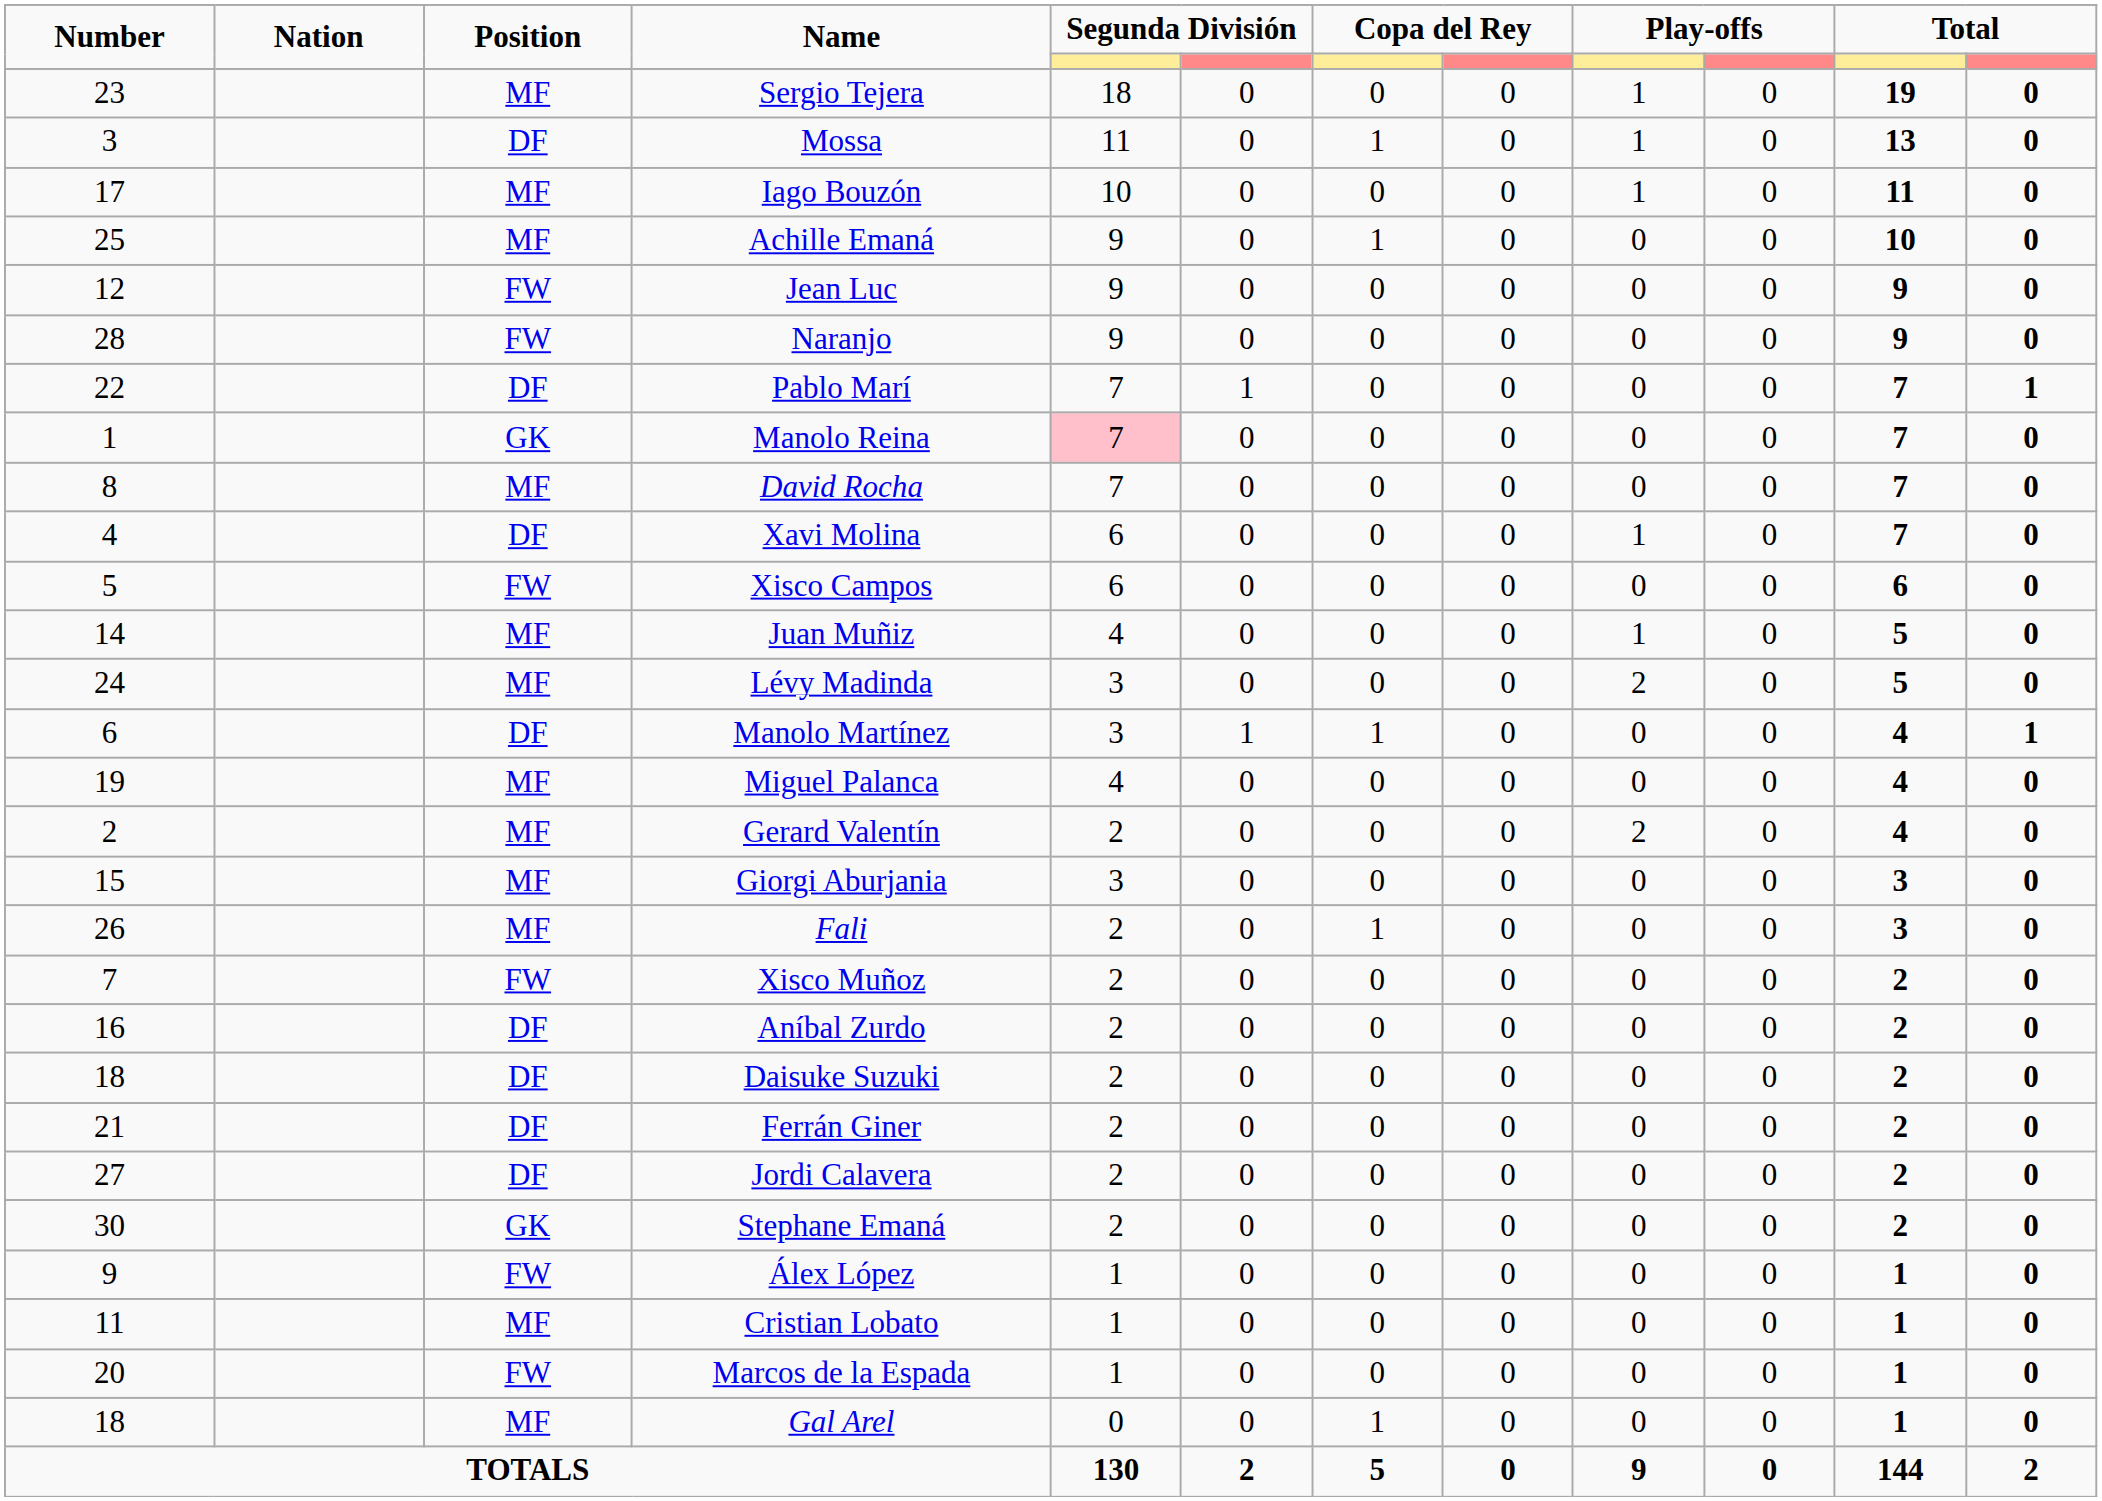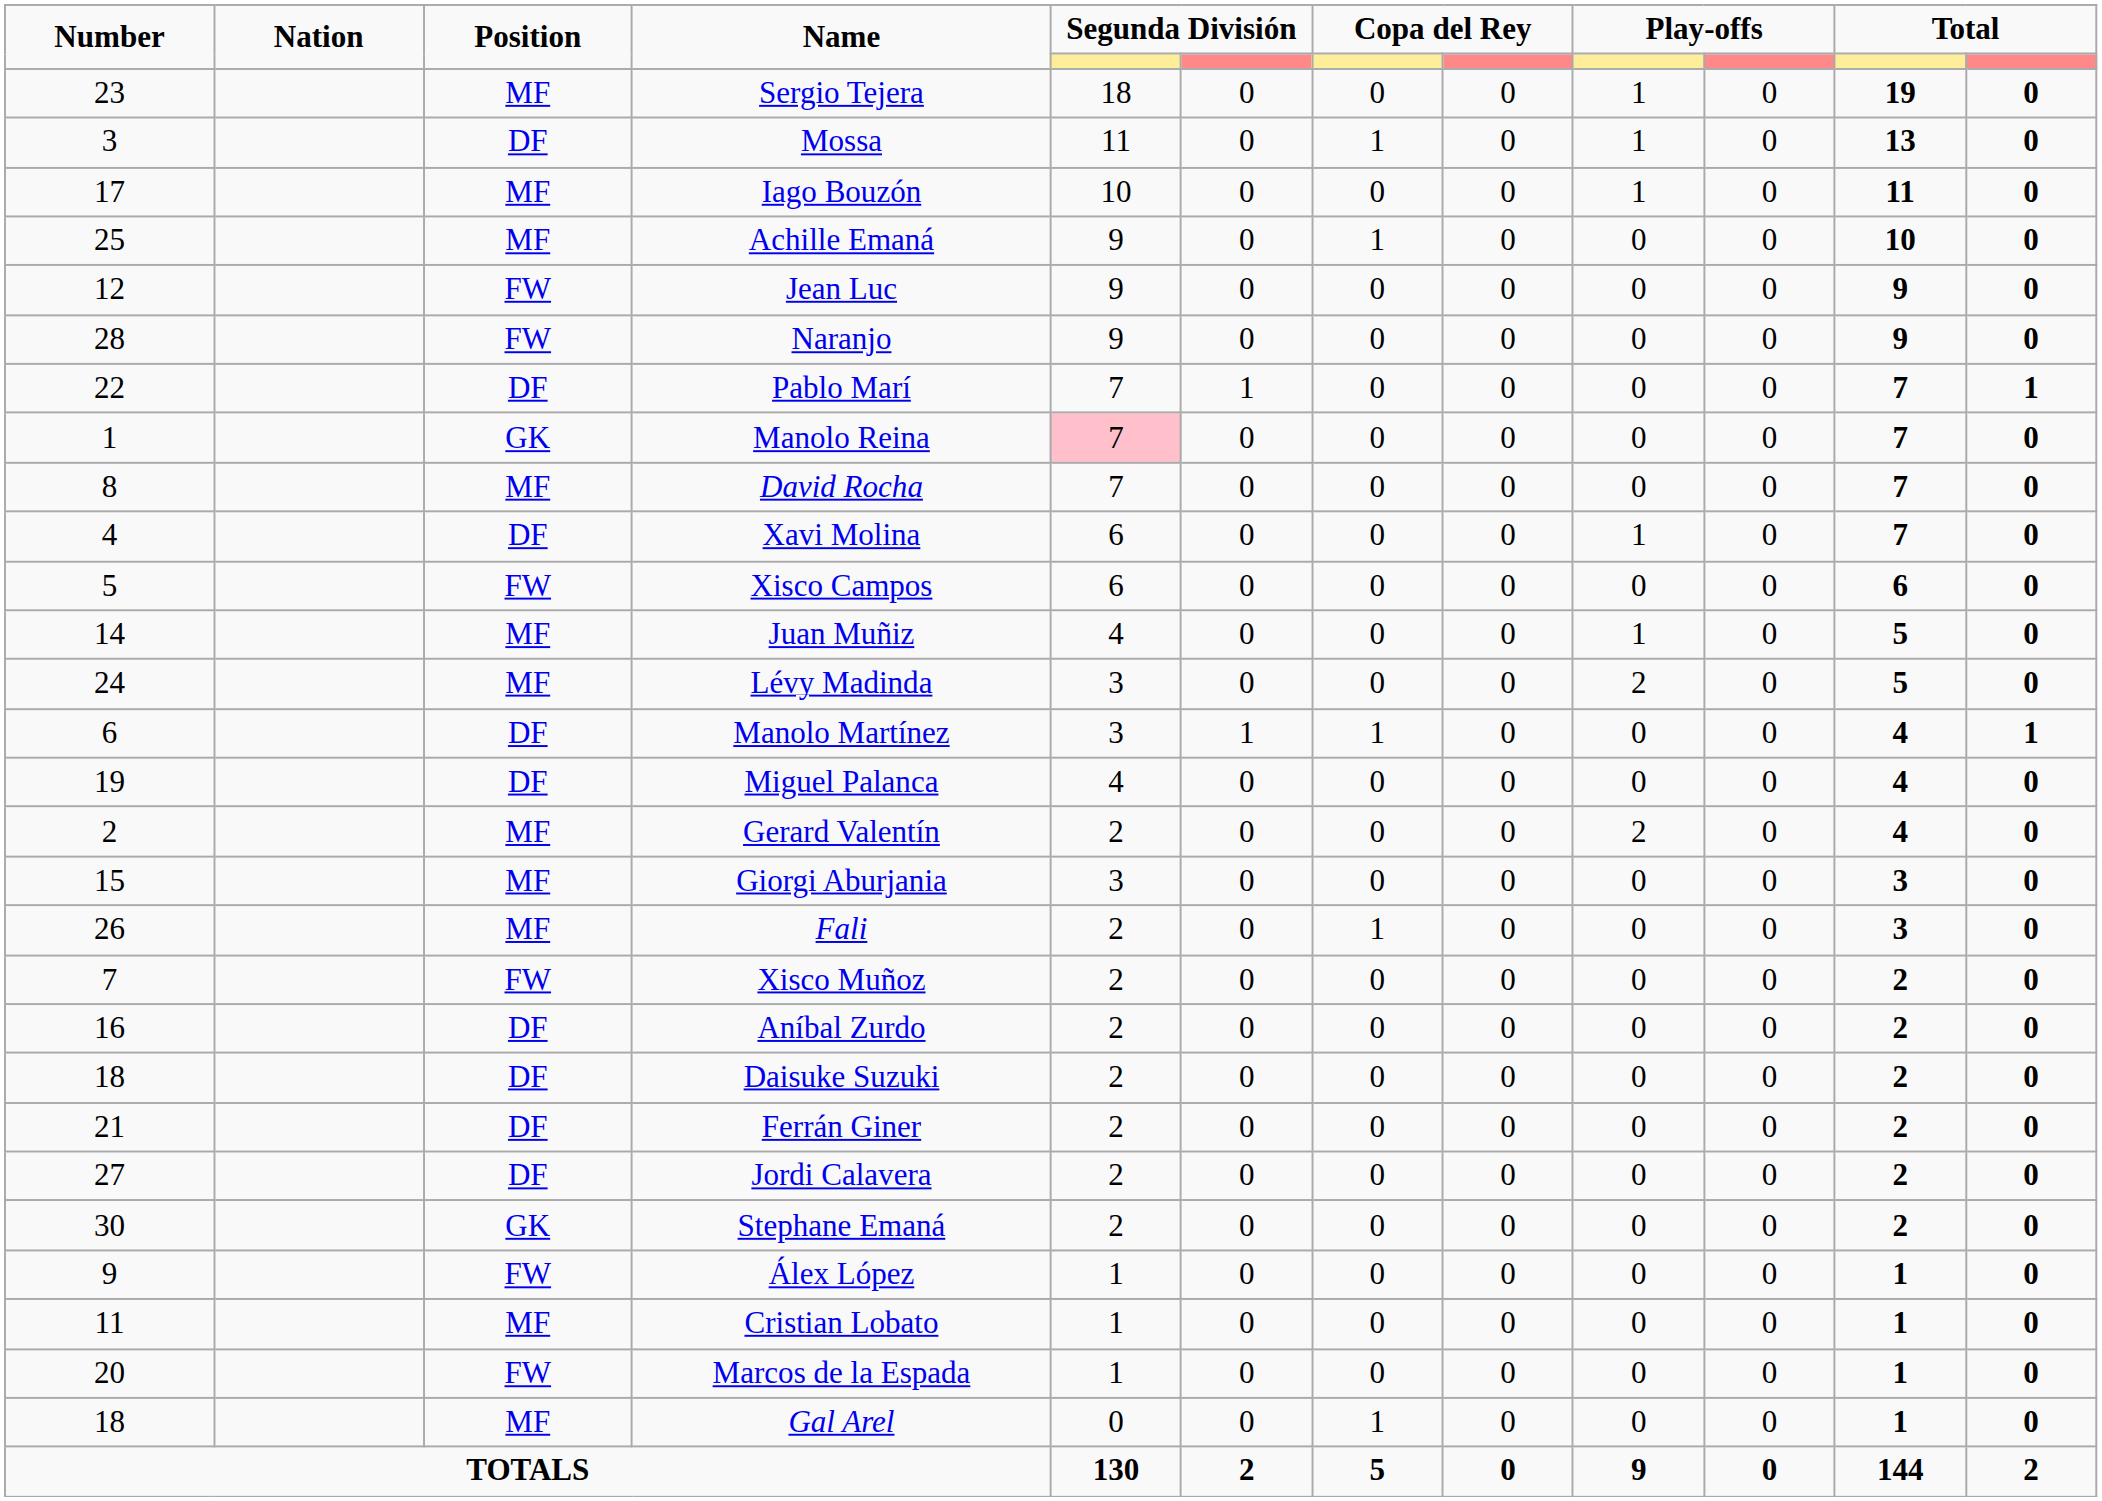(528, 781) MF -> (528, 781) DF
